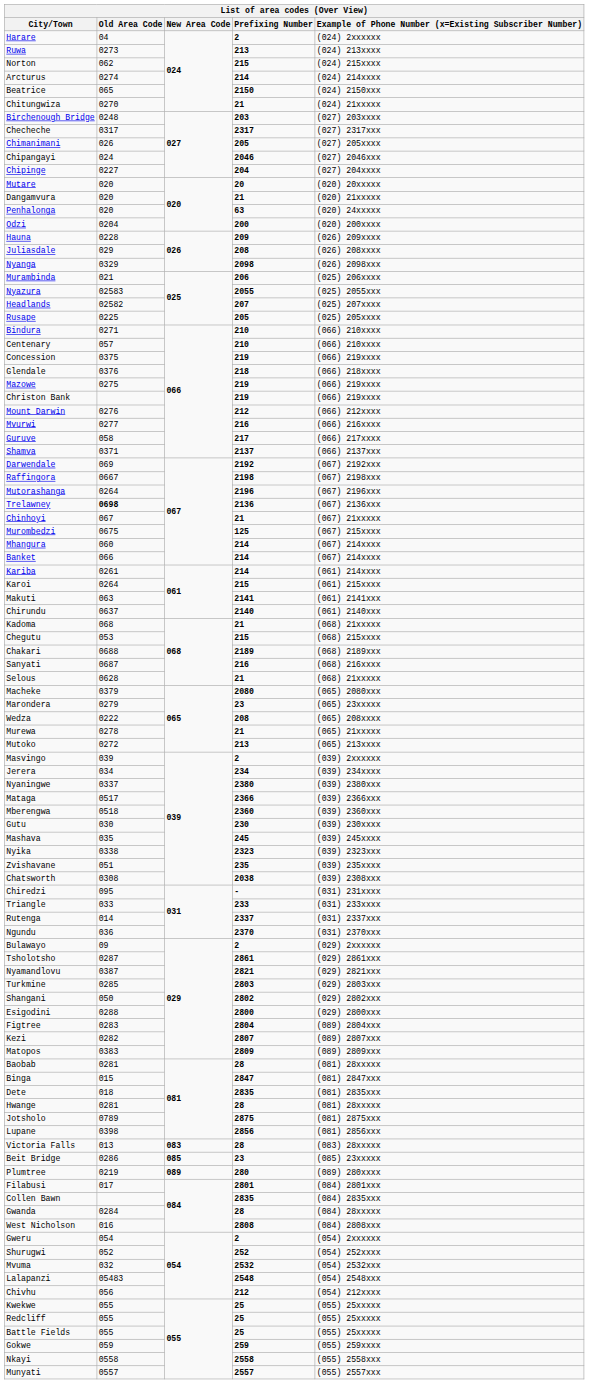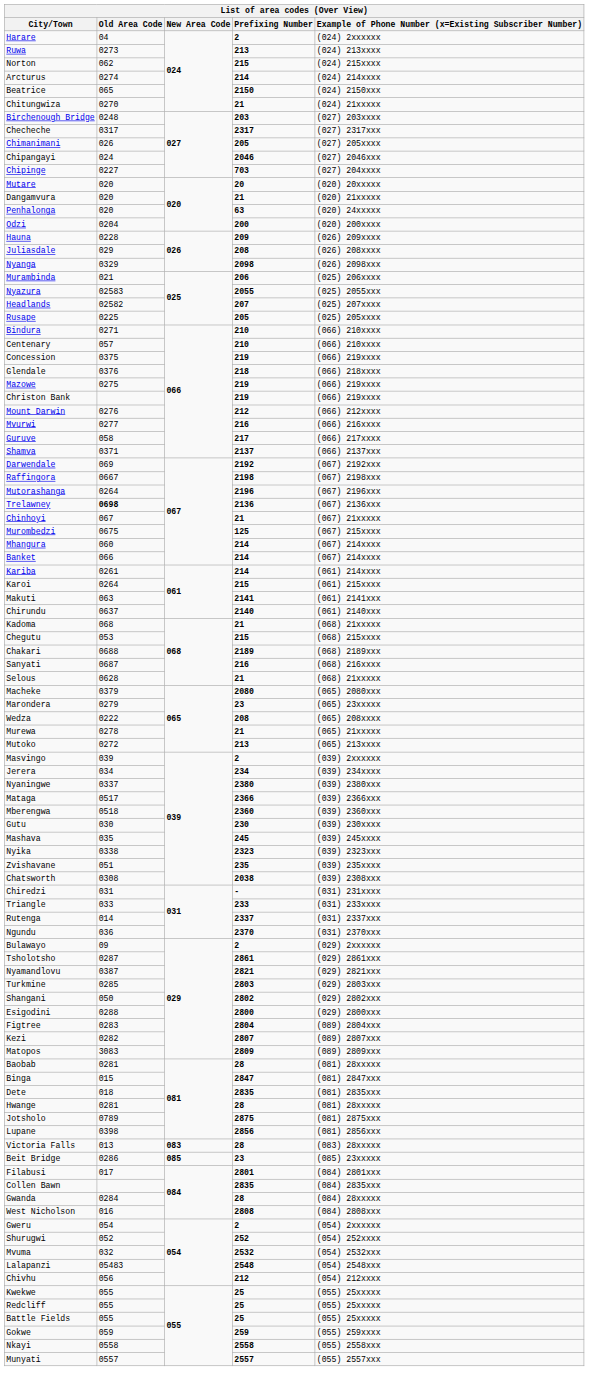(242, 171) 204 -> (242, 171) 703
(106, 892) 095 -> (106, 892) 031
(108, 1052) 0383 -> (108, 1052) 3083
- row: (26, 1172)
